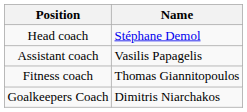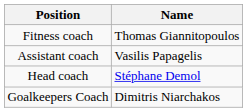rows swapped: (58, 35) <-> (58, 76)
